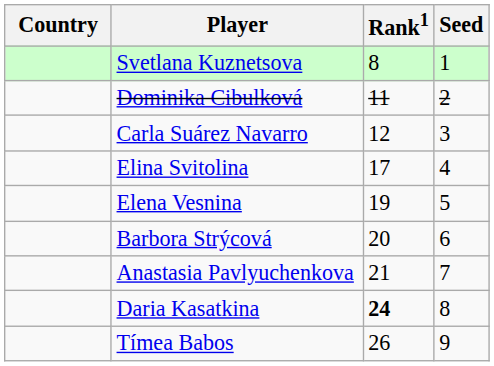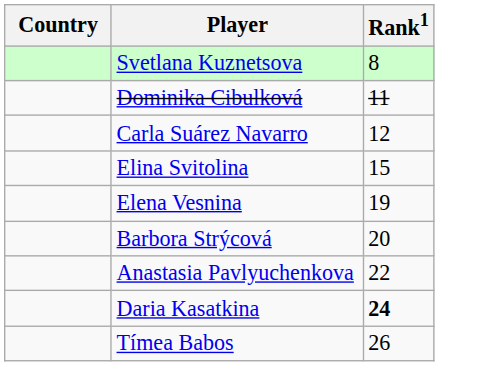- column: (461, 24)
(379, 168) 17 -> (379, 168) 15
(379, 273) 21 -> (379, 273) 22
